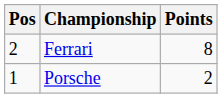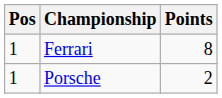(13, 49) 2 -> (13, 49) 1
